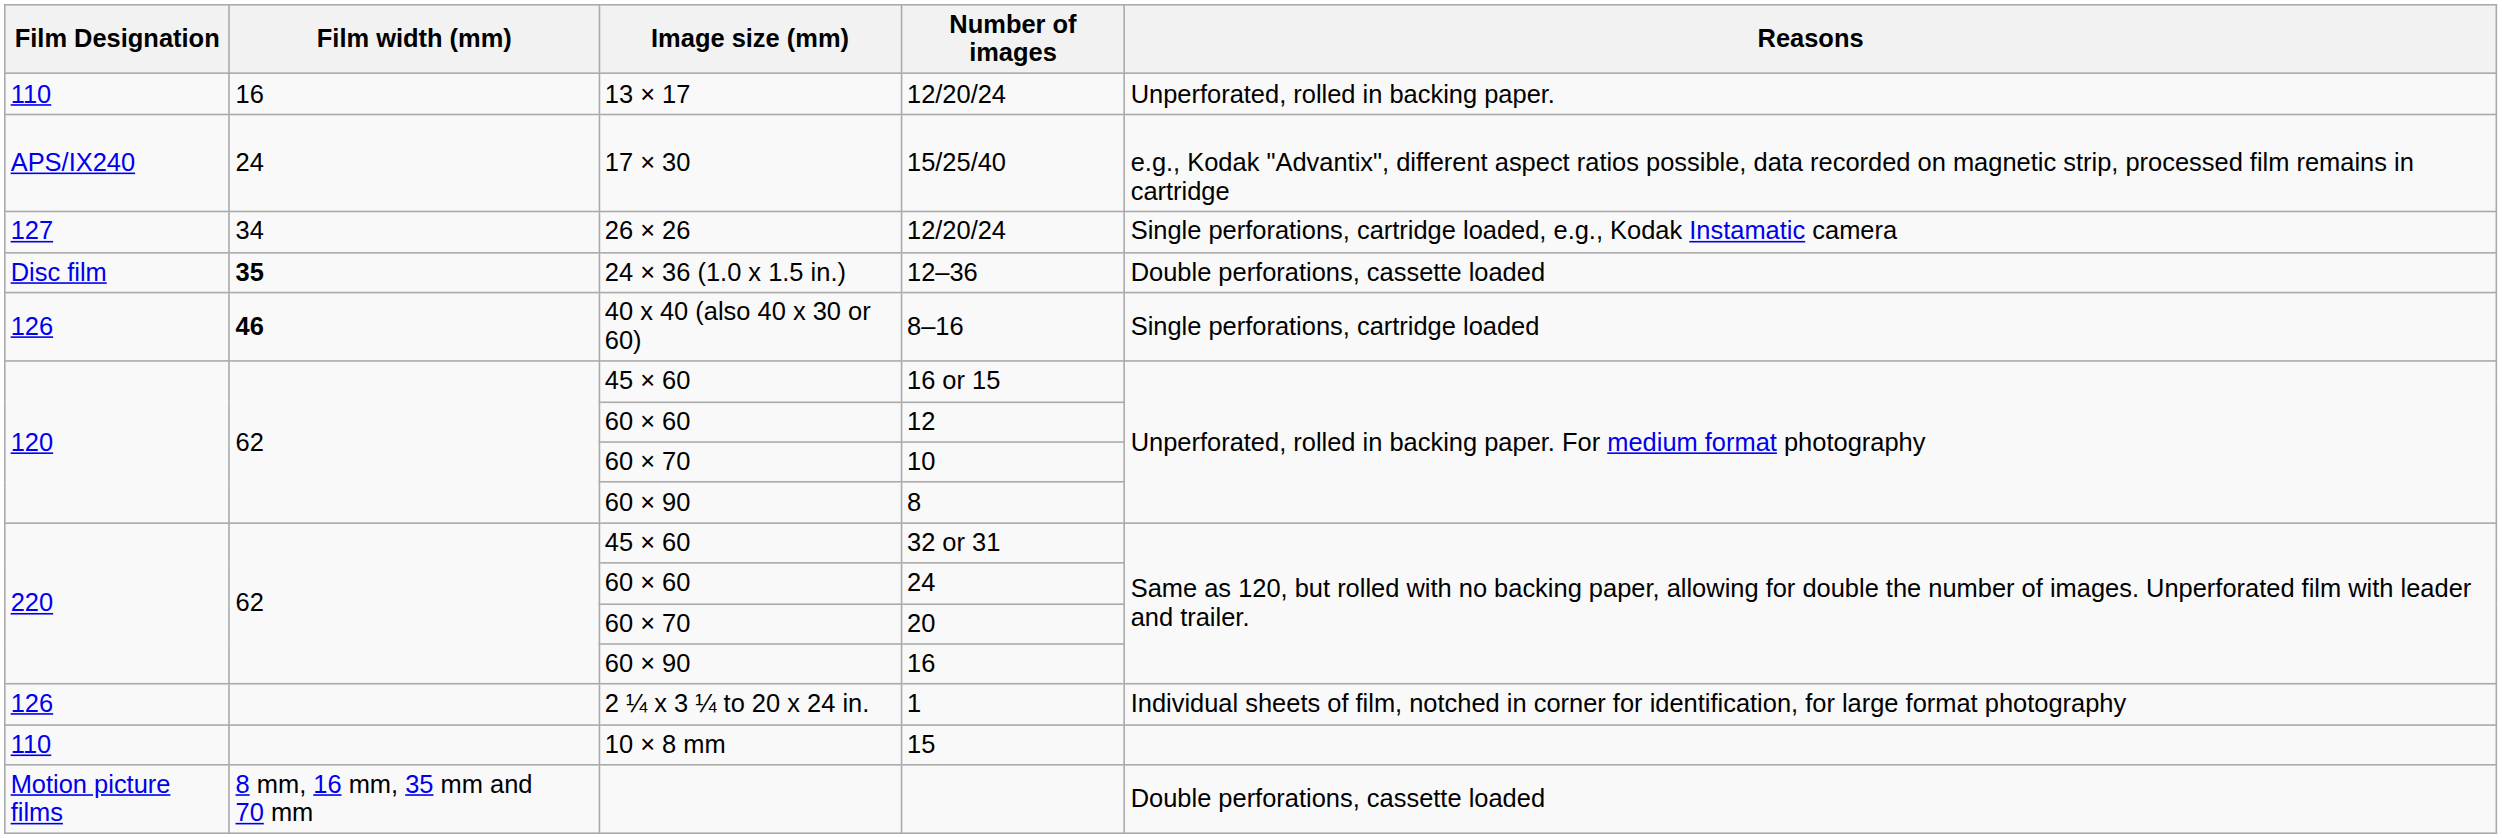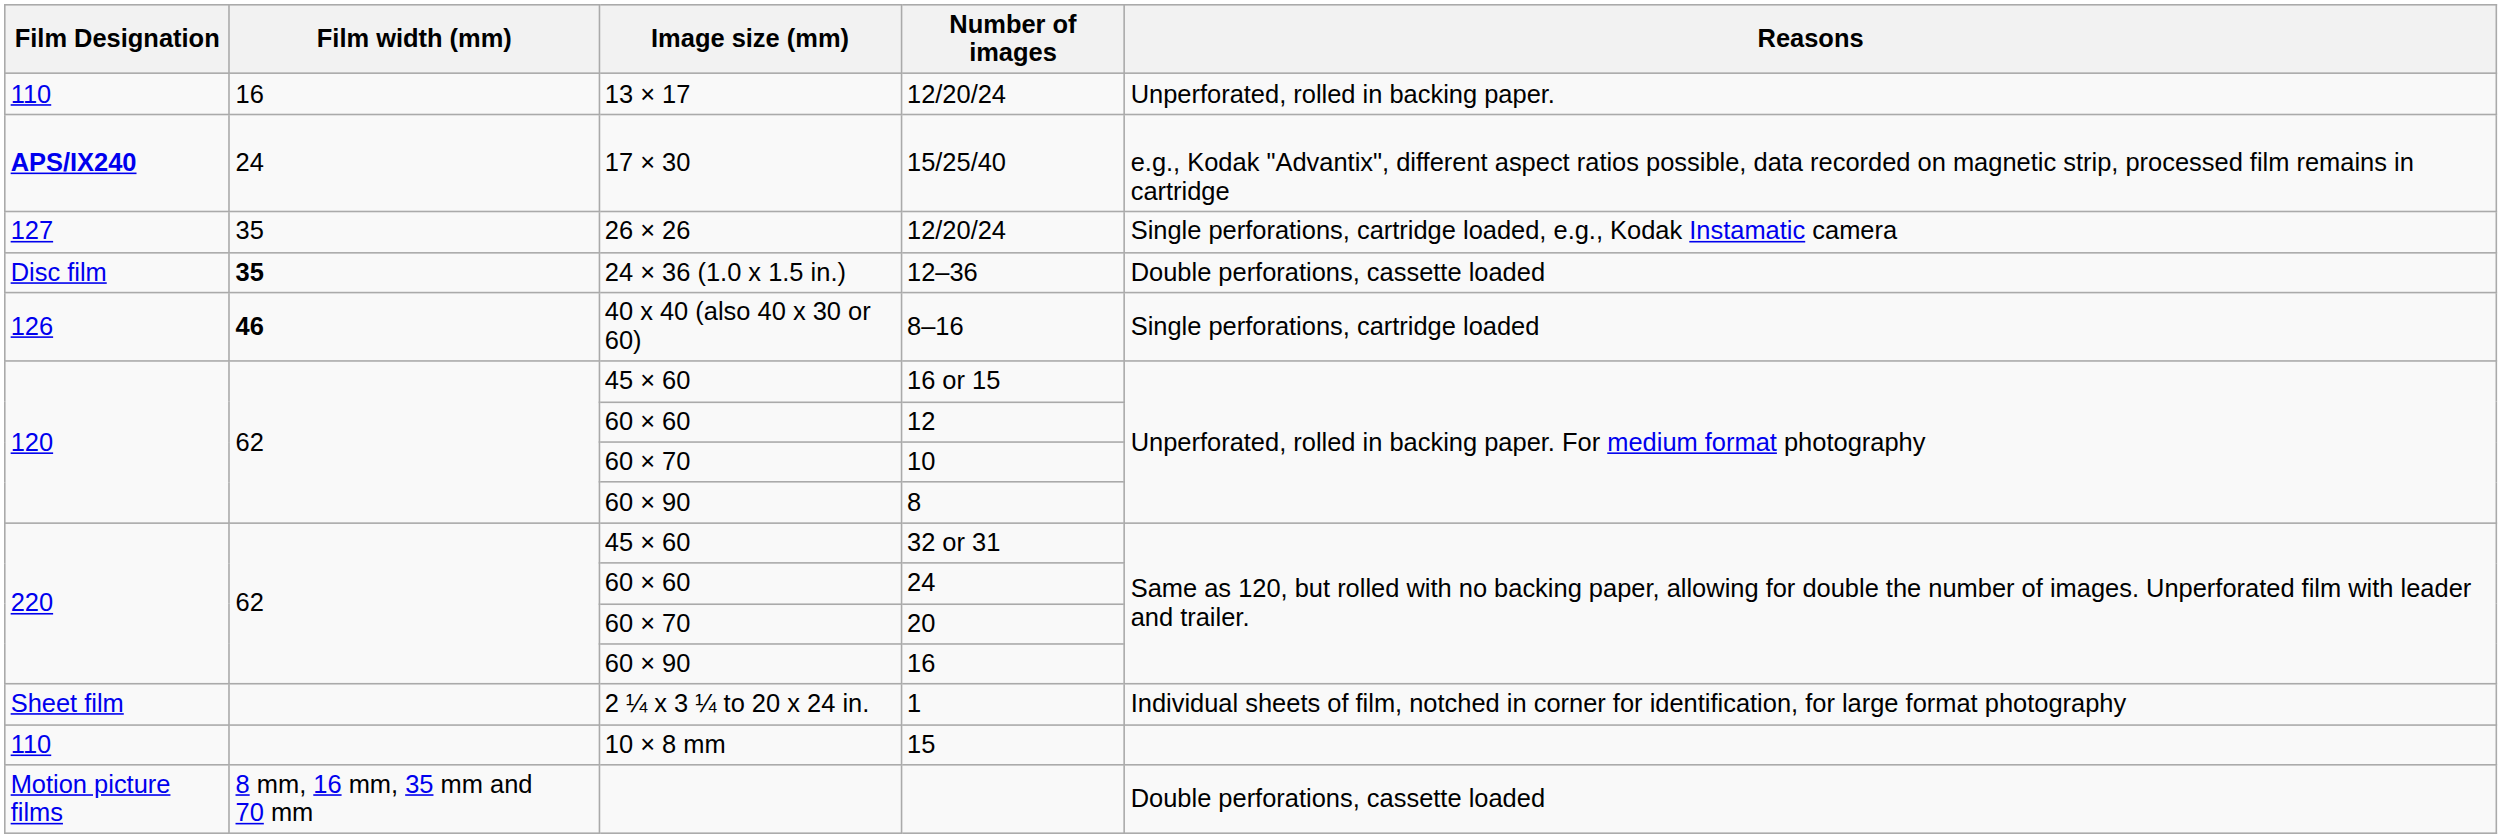(73, 162) normal -> (74, 162) bold
(250, 231) 34 -> (250, 231) 35
(32, 704) 126 -> (67, 704) Sheet film
